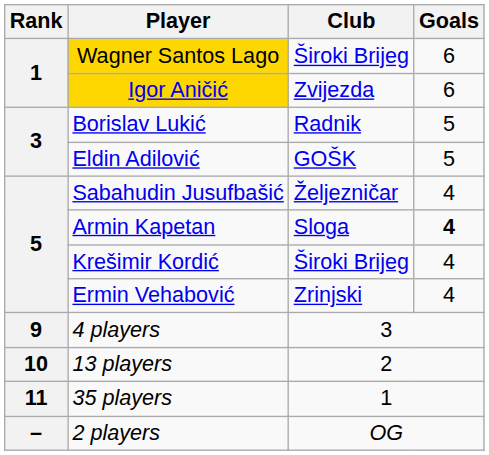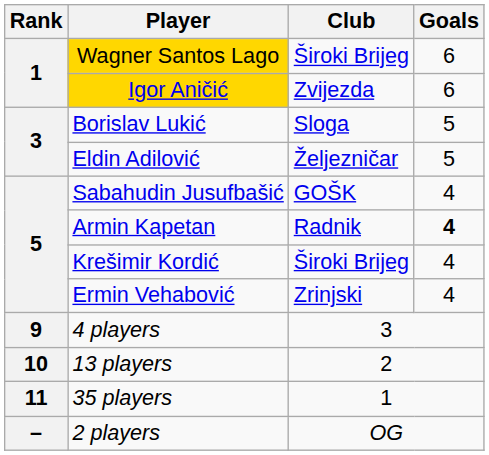(327, 124) Radnik -> (321, 124) Sloga
(325, 158) GOŠK -> (346, 158) Željezničar
(346, 192) Željezničar -> (325, 192) GOŠK
(321, 227) Sloga -> (327, 227) Radnik
